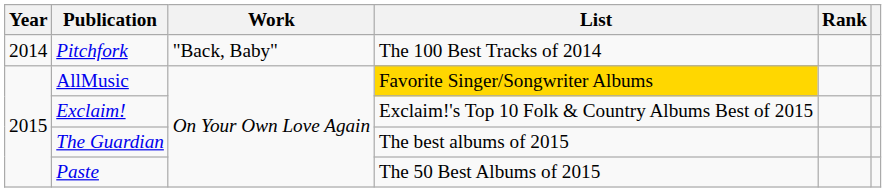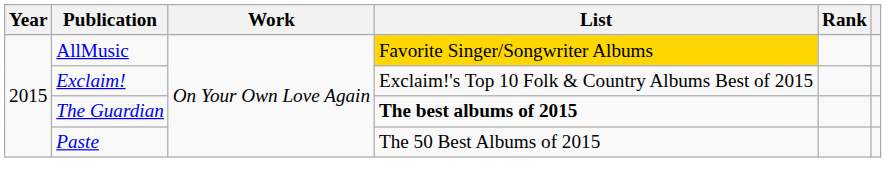- row: (92, 50)
(474, 141) normal -> (478, 111) bold
